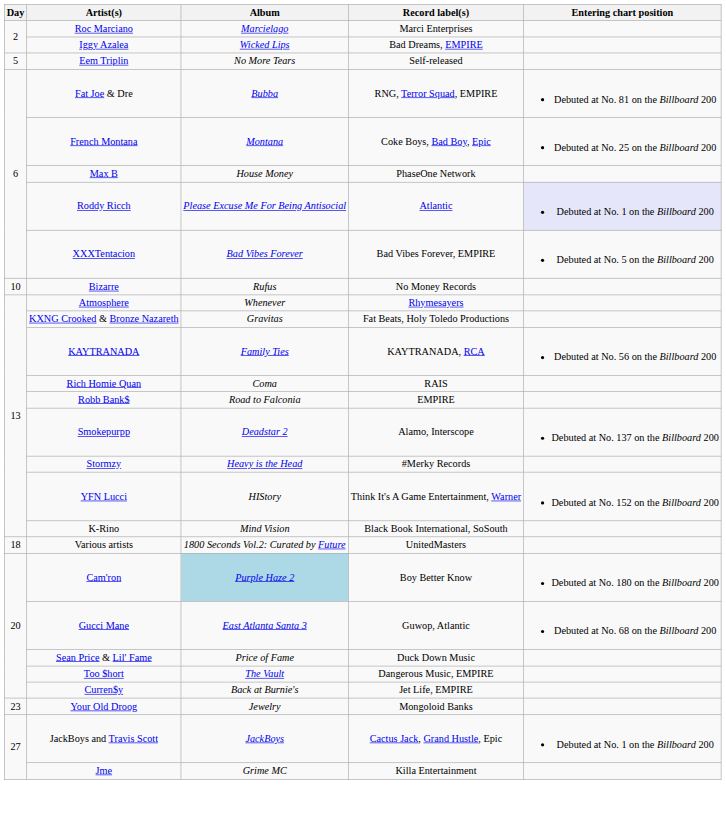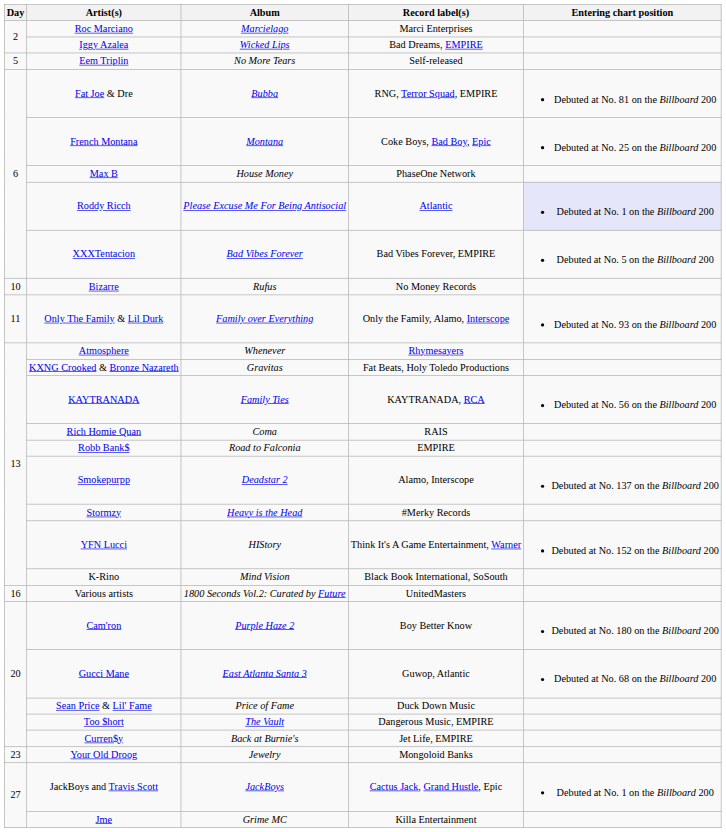+ row: (104, 319)
(15, 545) 18 -> (15, 593) 16
(265, 577) lightblue background -> (265, 625) no background
